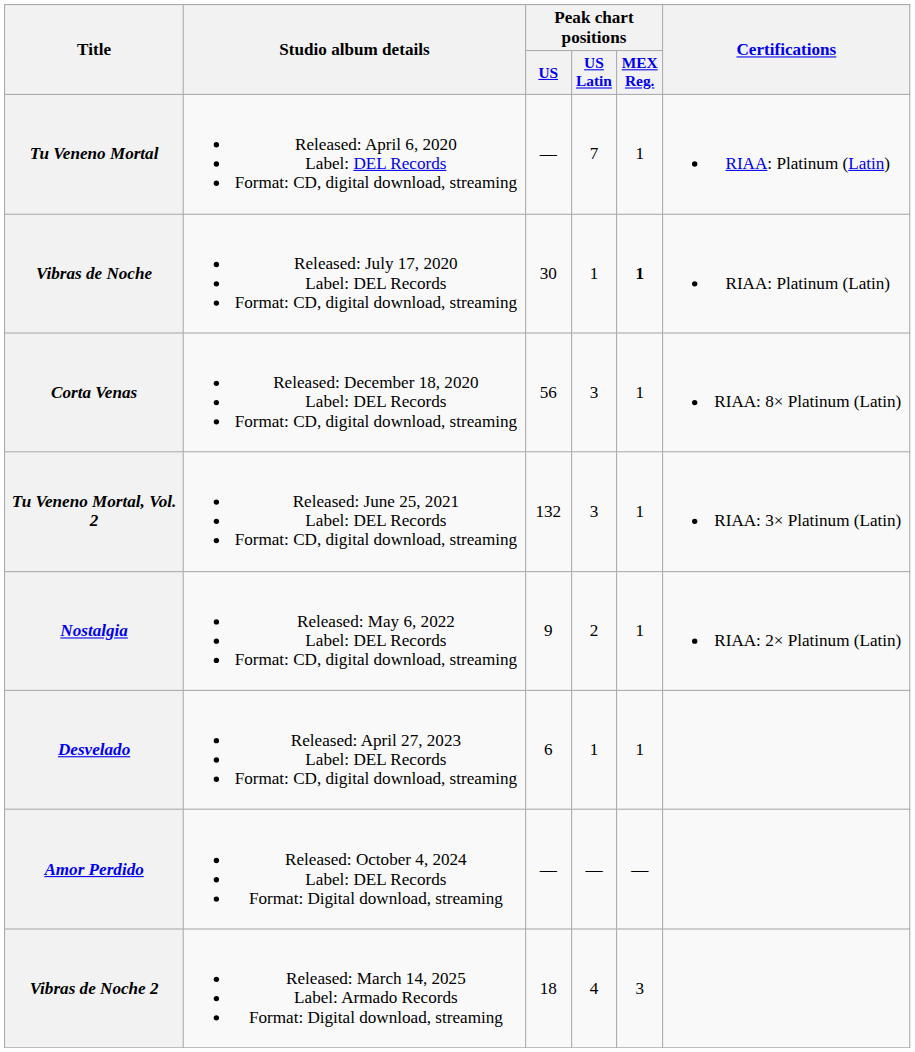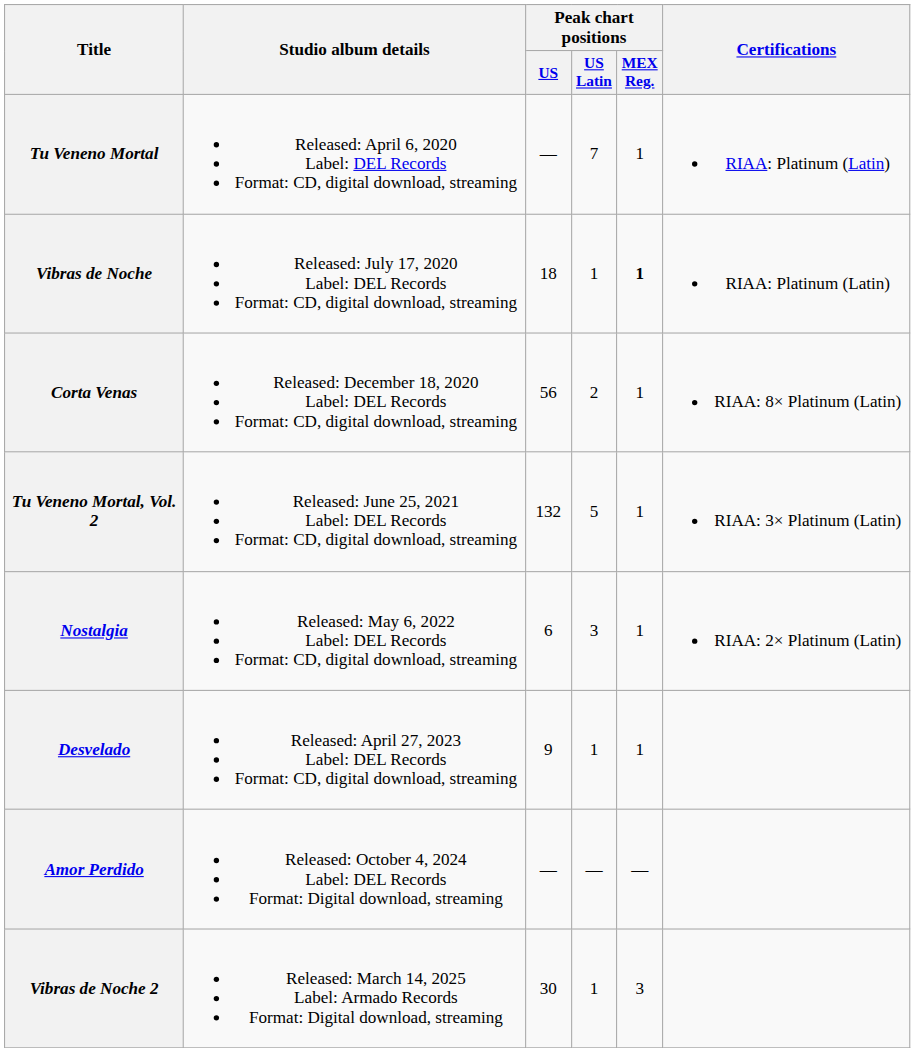(548, 273) 30 -> (548, 273) 18
(594, 392) 3 -> (594, 392) 2
(594, 511) 3 -> (594, 511) 5
(548, 630) 9 -> (548, 630) 6
(594, 630) 2 -> (594, 630) 3
(548, 749) 6 -> (548, 749) 9
(548, 988) 18 -> (548, 988) 30
(594, 988) 4 -> (594, 988) 1
